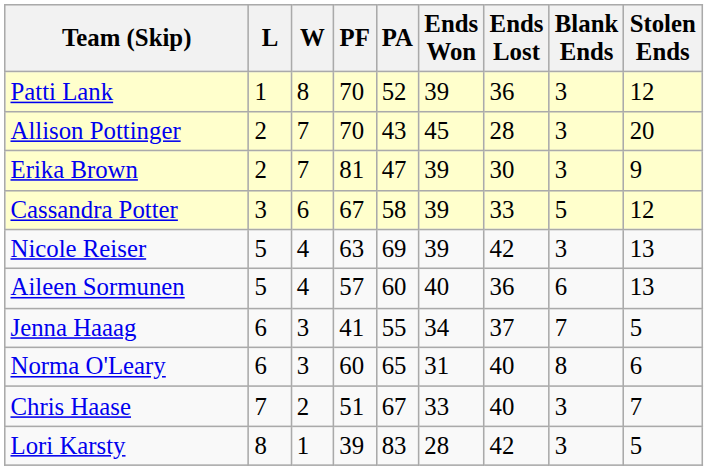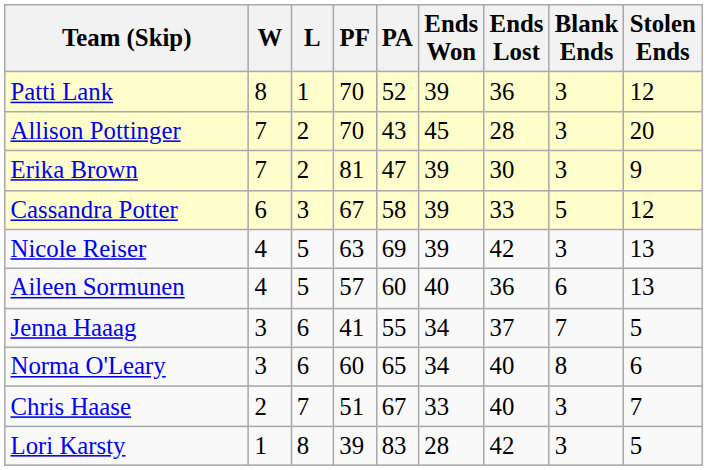columns swapped: (312, 38) <-> (270, 38)
(437, 366) 31 -> (437, 366) 34
